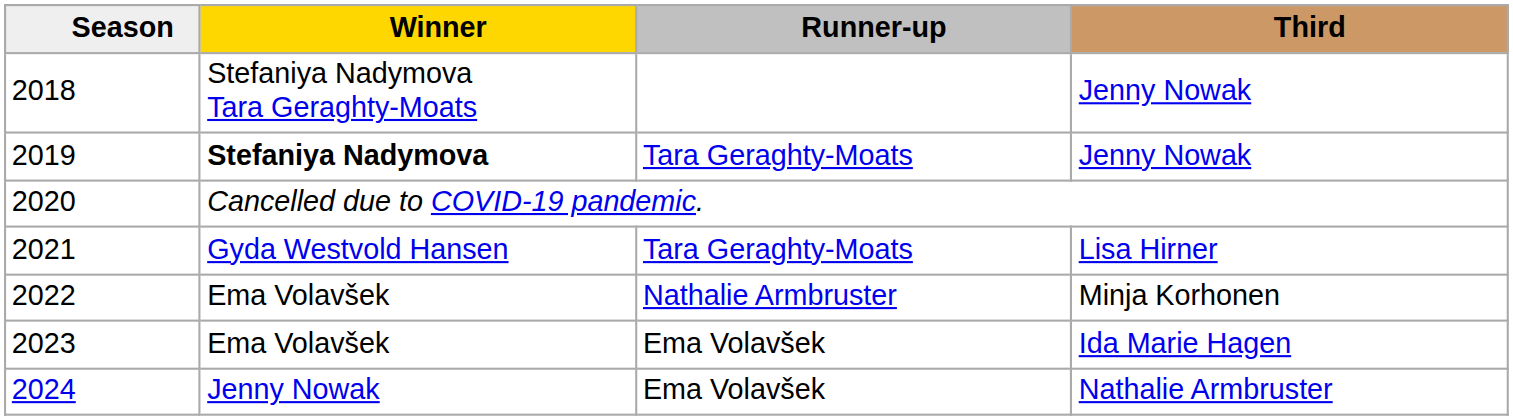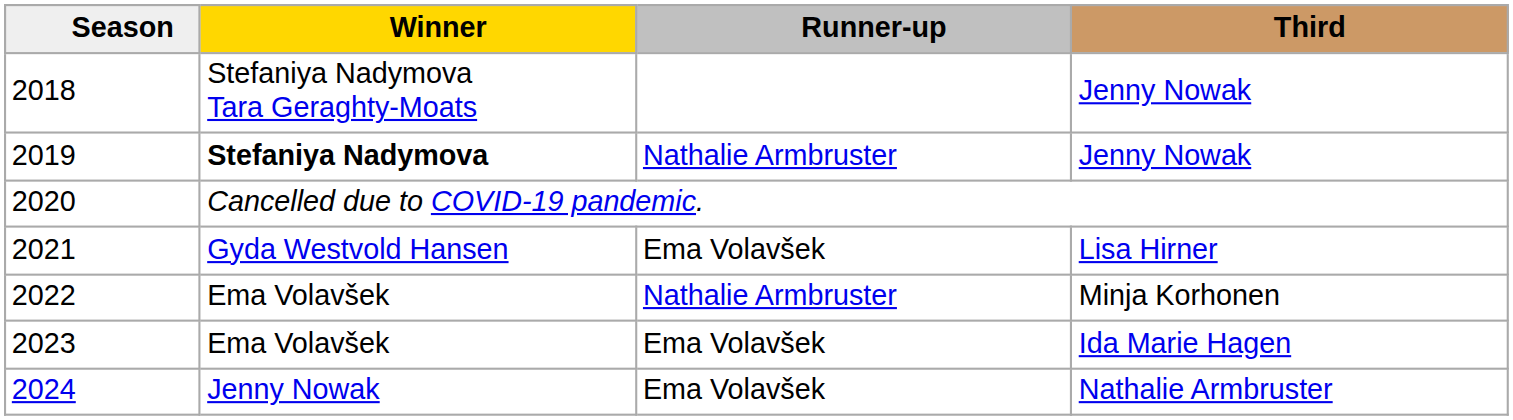(778, 155) Tara Geraghty-Moats -> (770, 155) Nathalie Armbruster
(778, 249) Tara Geraghty-Moats -> (734, 249) Ema Volavšek
